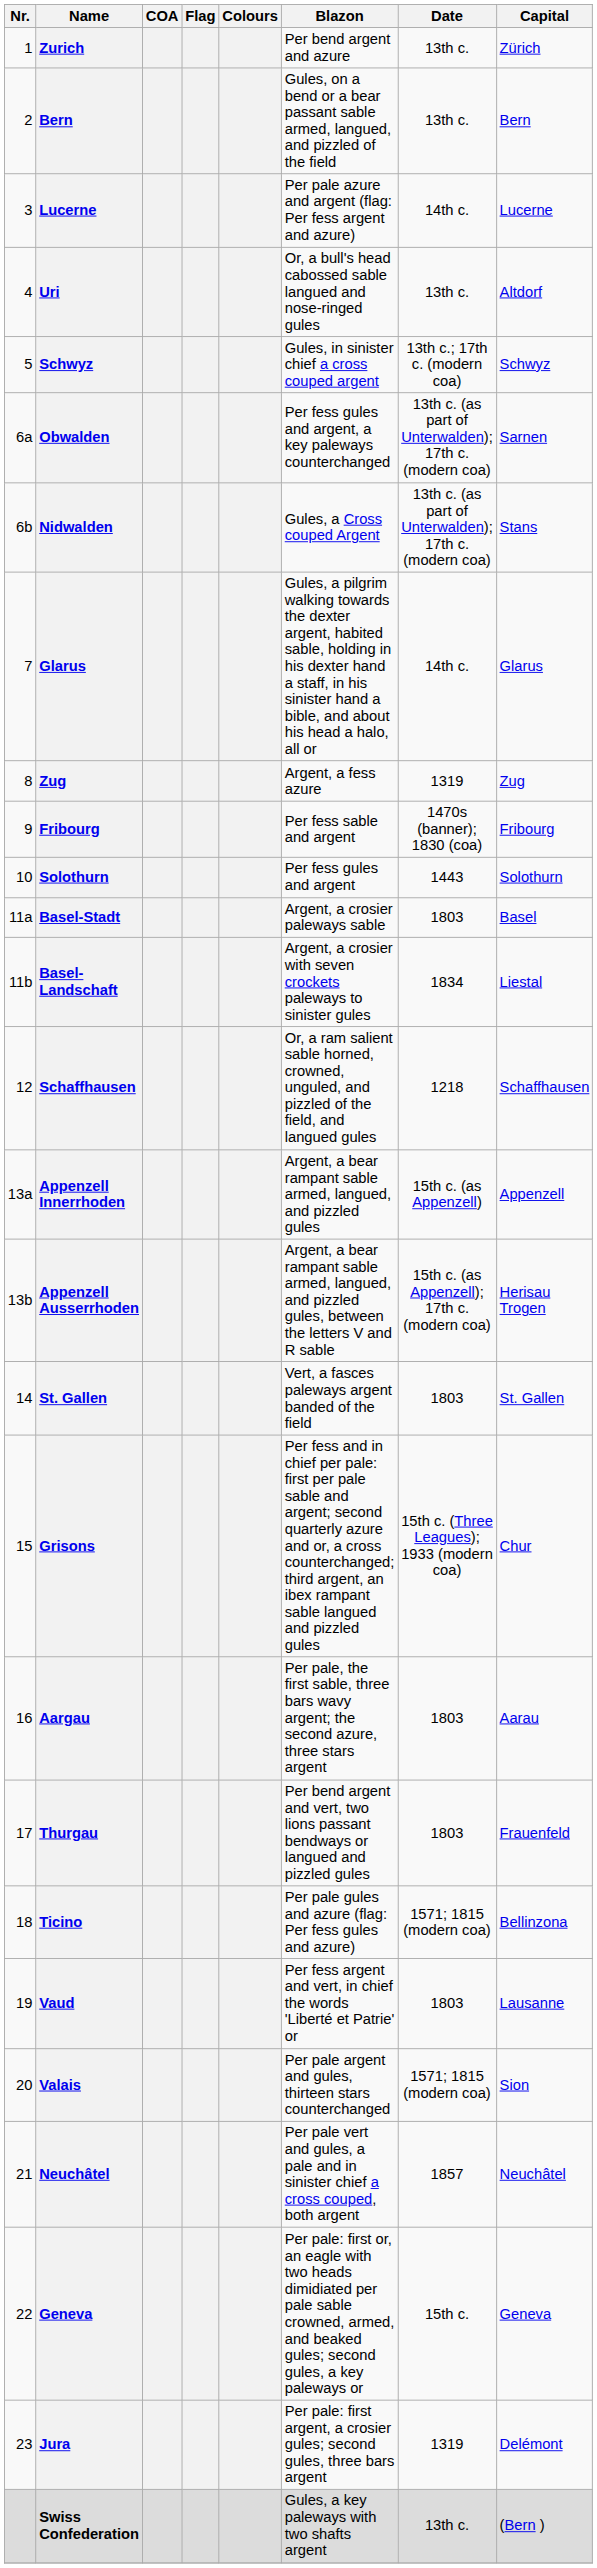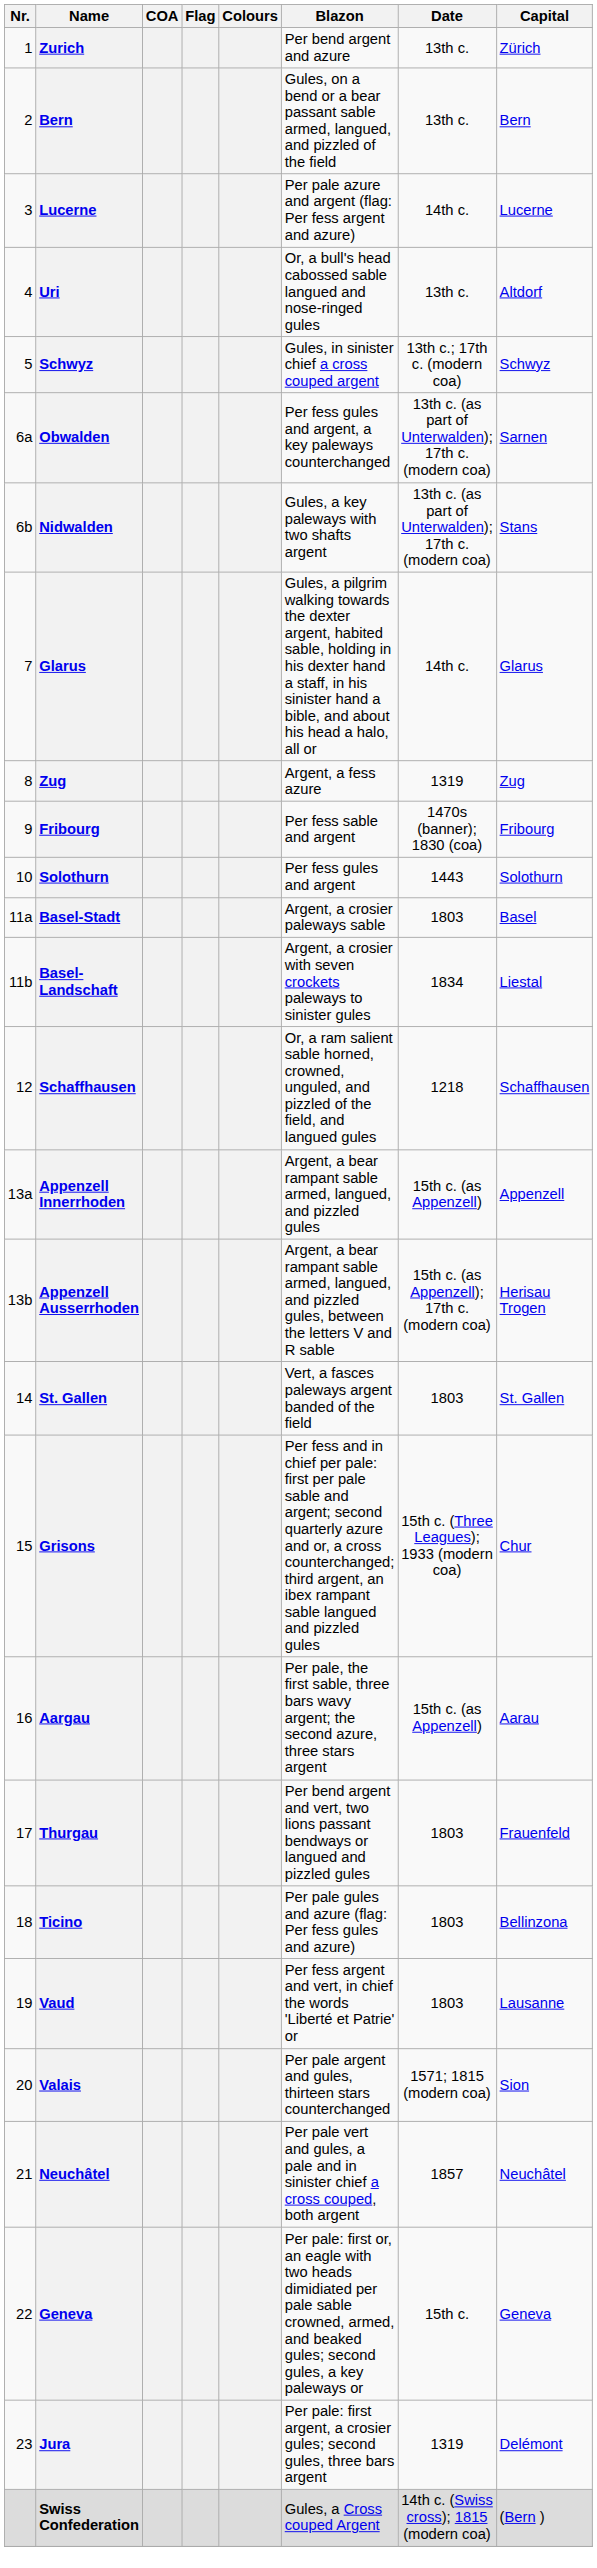(333, 527) Gules, a Cross couped Argent -> (331, 527) Gules, a key paleways with two shafts argent
(447, 1718) 1803 -> (447, 1718) 15th c. (as Appenzell)
(447, 1922) 1571; 1815 (modern coa) -> (447, 1922) 1803
(331, 2526) Gules, a key paleways with two shafts argent -> (333, 2517) Gules, a Cross couped Argent
(447, 2526) 13th c. -> (447, 2517) 14th c. (Swiss cross); 1815 (modern coa)
